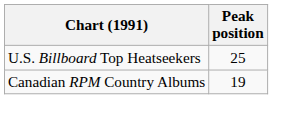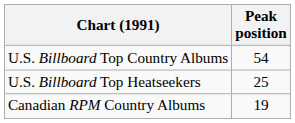+ row: (118, 57)
